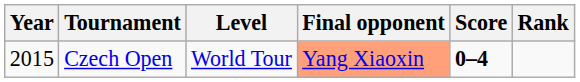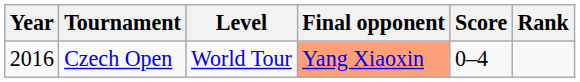(32, 59) 2015 -> (32, 59) 2016
(471, 59) bold -> (471, 59) normal
